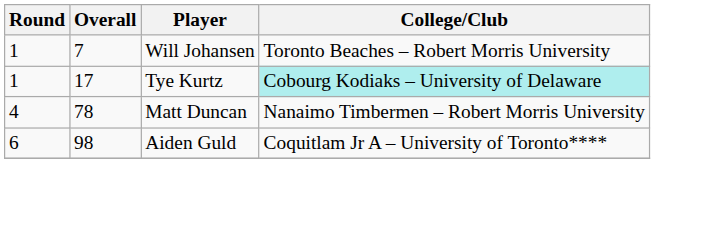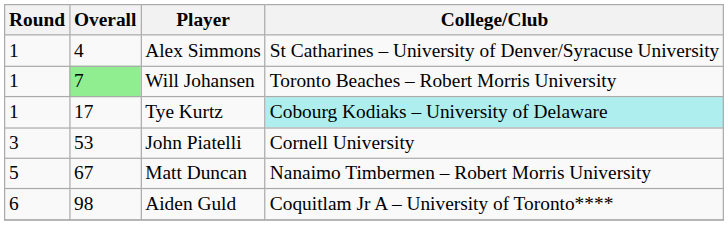+ row: (203, 50)
(79, 50) no background -> (79, 81) lightgreen background
+ row: (193, 142)
(14, 111) 4 -> (14, 173) 5
(84, 111) 78 -> (84, 173) 67
